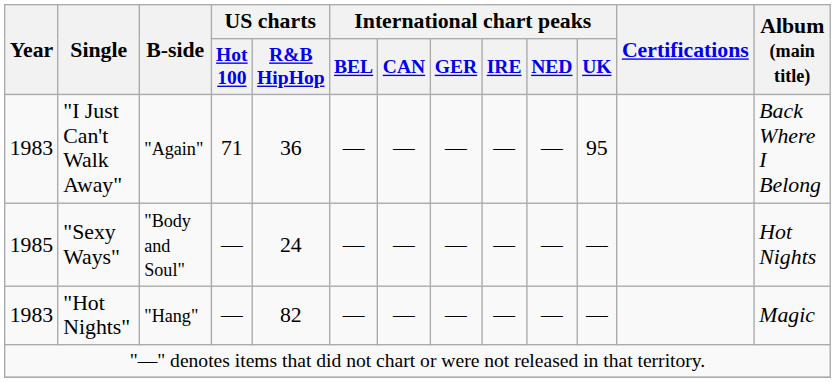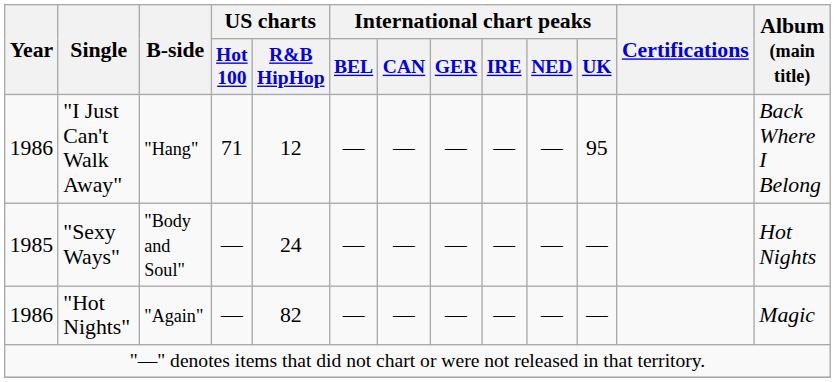(31, 148) 1983 -> (31, 148) 1986
(174, 149) "Again" -> (171, 149) "Hang"
(291, 148) 36 -> (291, 148) 12
(31, 315) 1983 -> (31, 315) 1986
(171, 316) "Hang" -> (174, 316) "Again"
